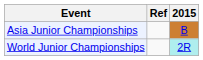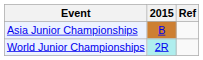columns swapped: (184, 13) <-> (158, 13)
